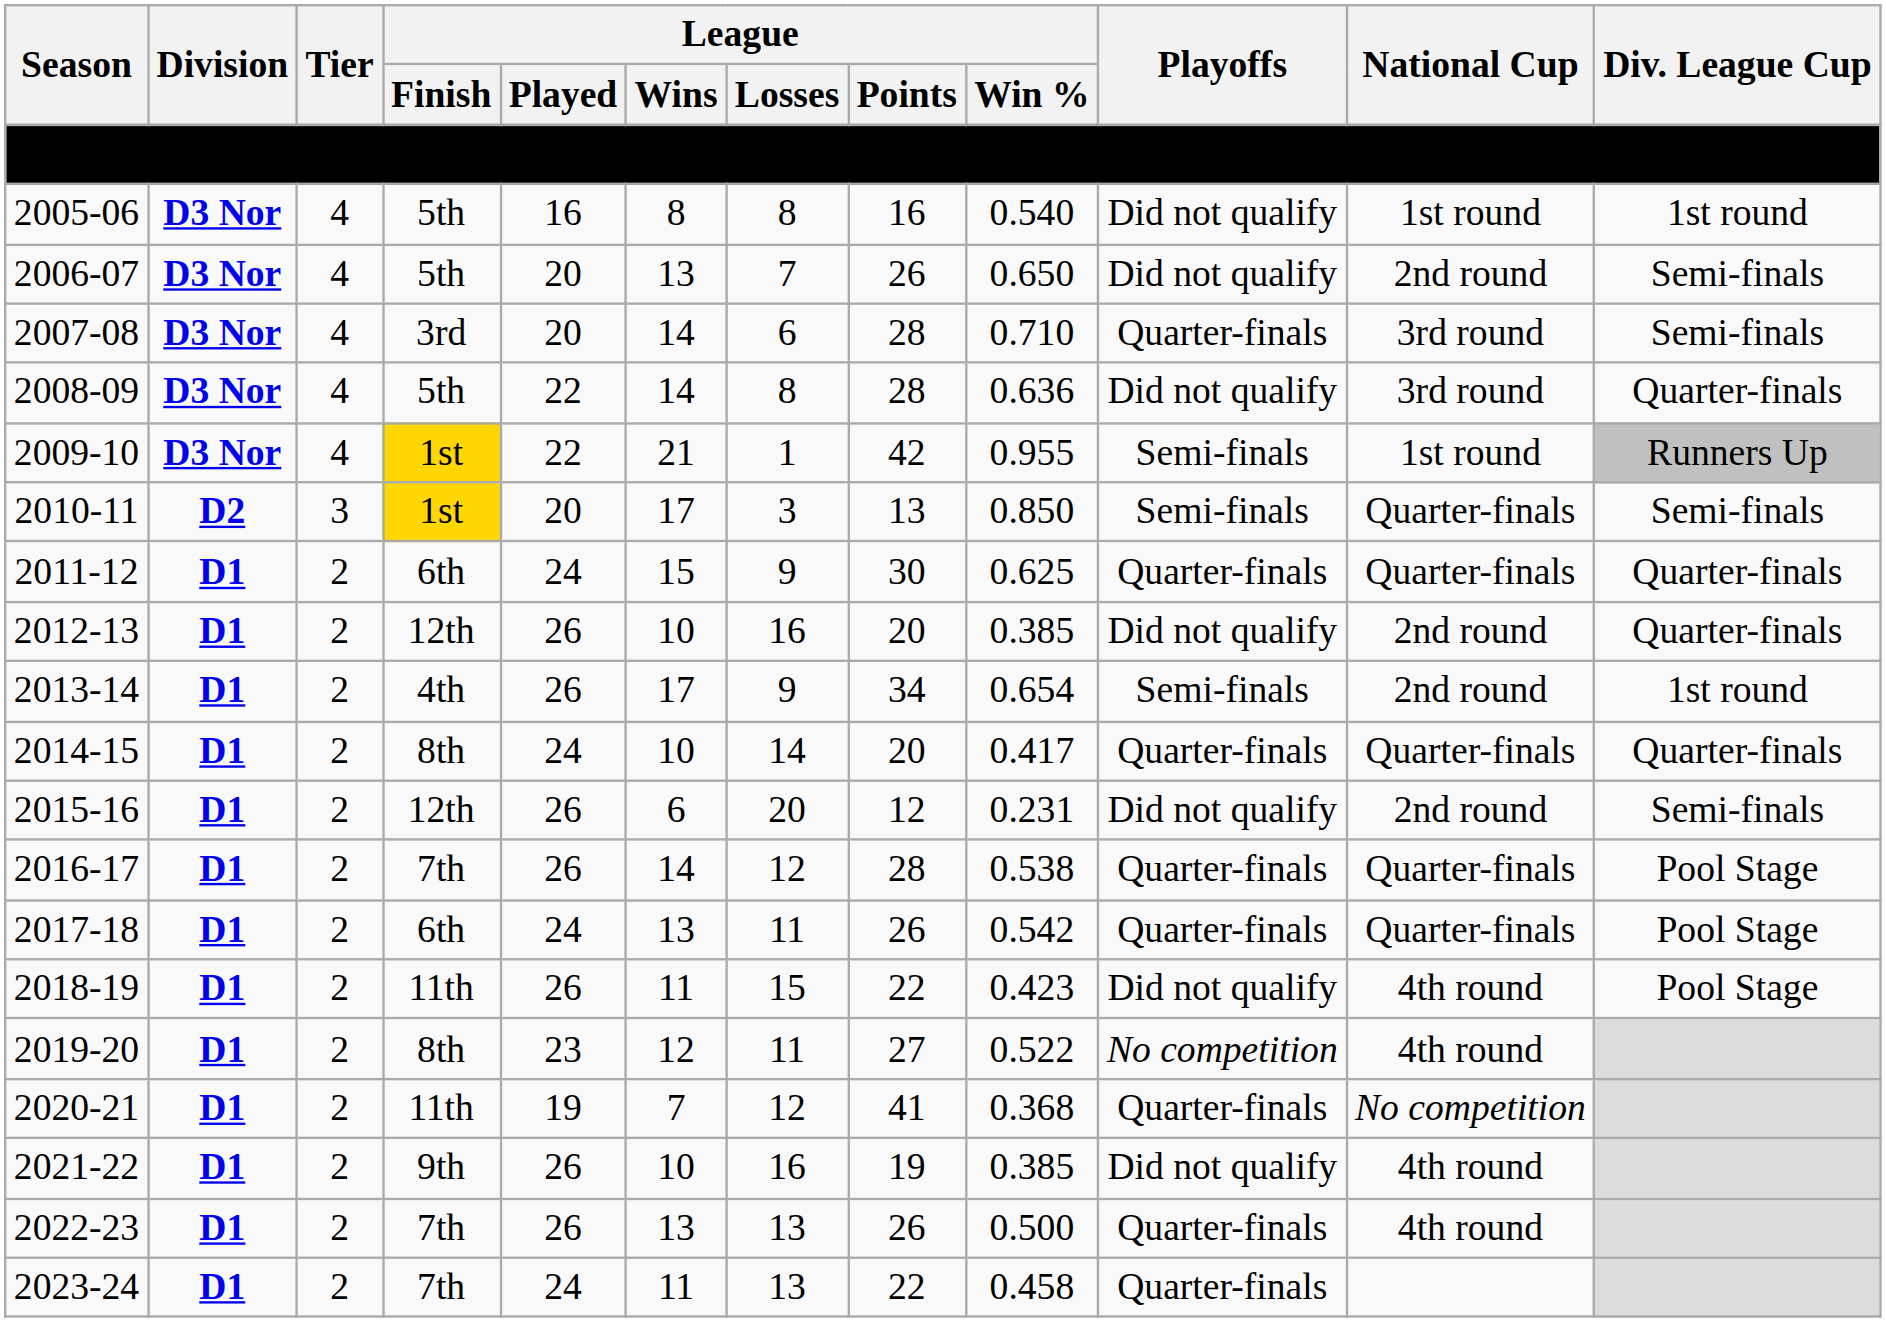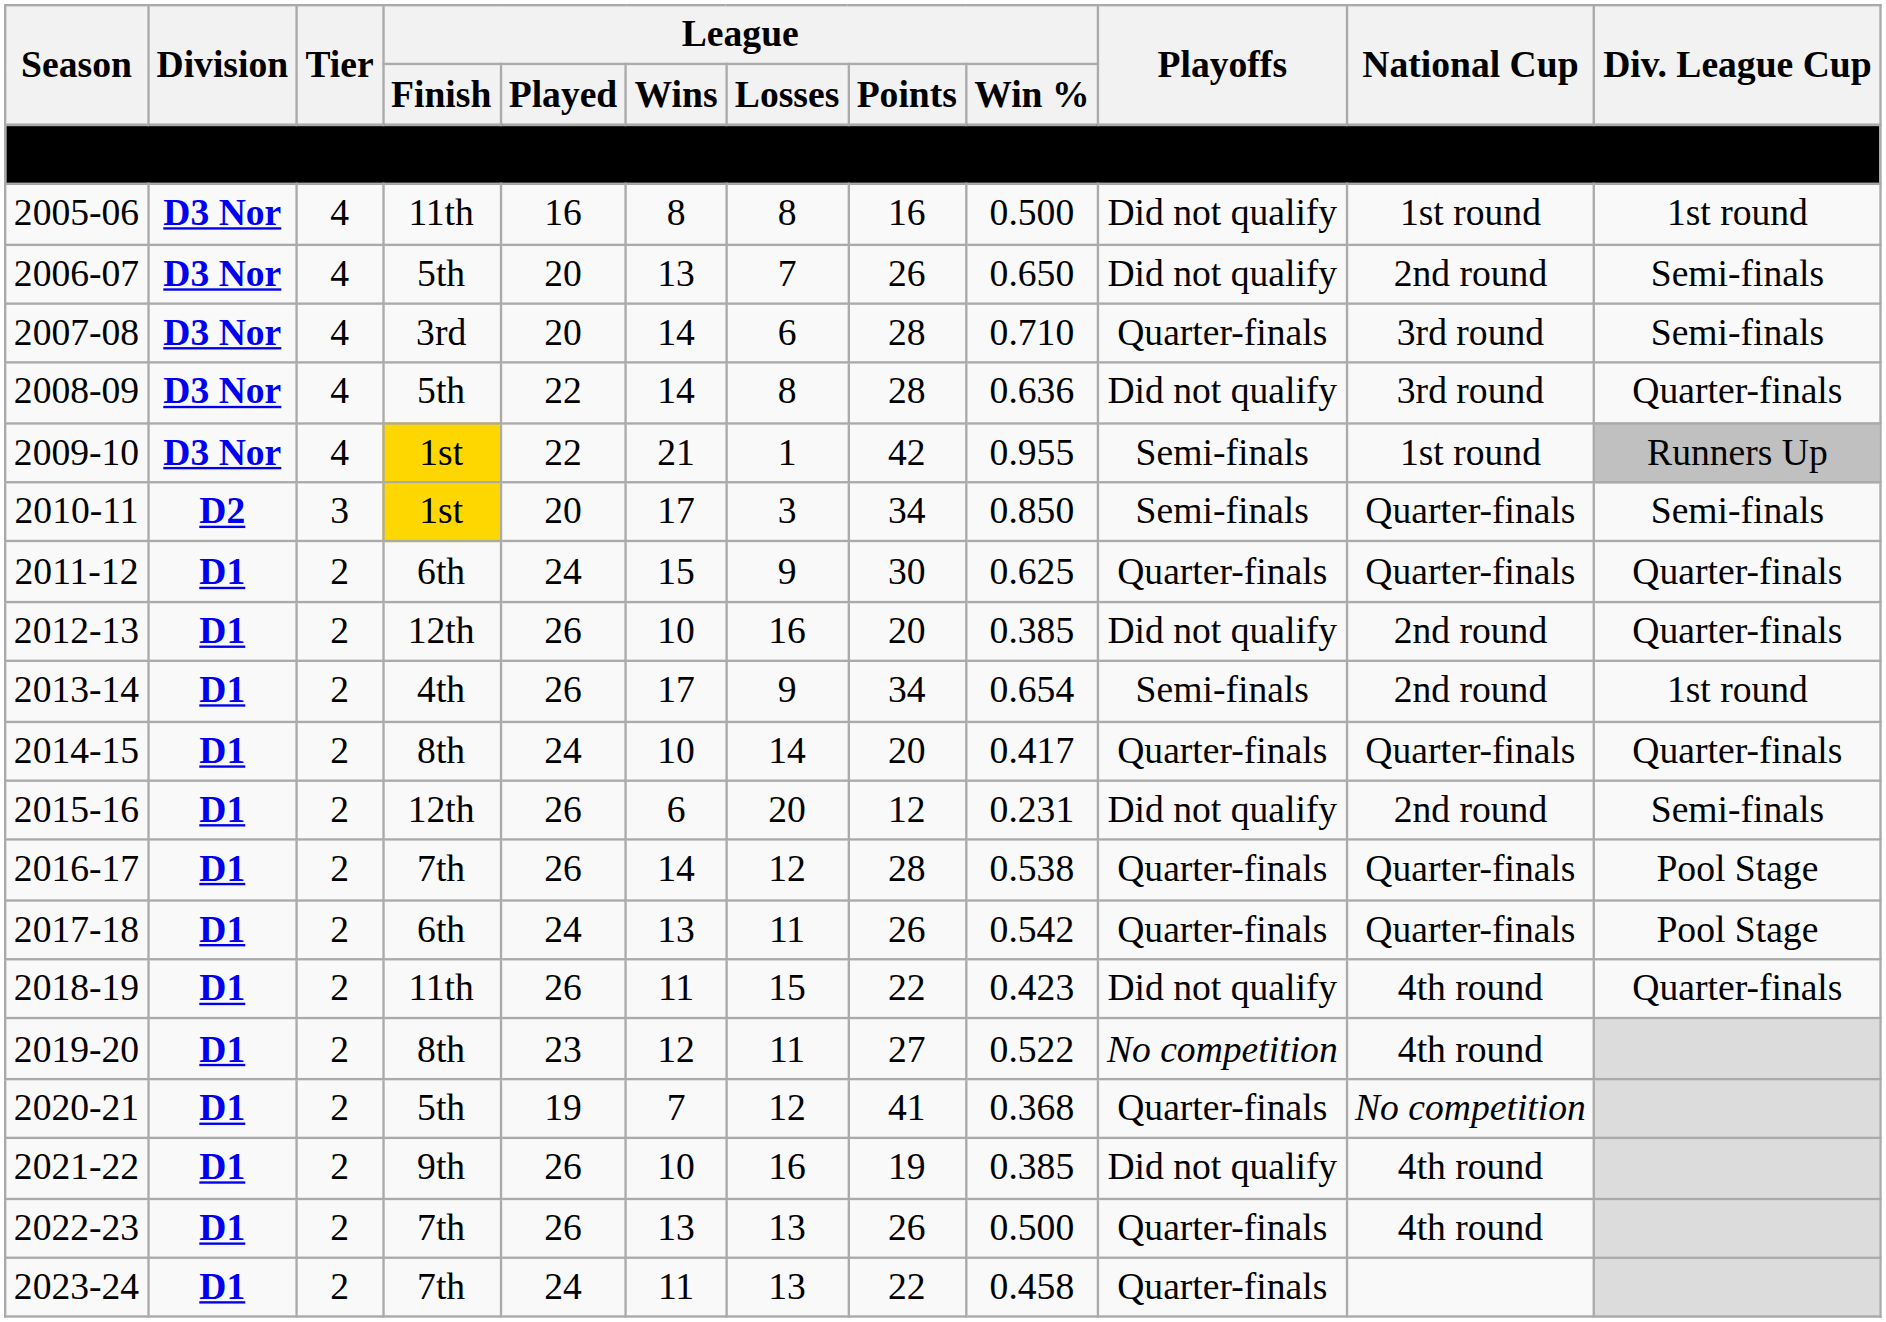(441, 213) 5th -> (441, 213) 11th
(1032, 213) 0.540 -> (1032, 213) 0.500
(907, 511) 13 -> (907, 511) 34
(1737, 988) Pool Stage -> (1737, 988) Quarter-finals
(441, 1107) 11th -> (441, 1107) 5th
